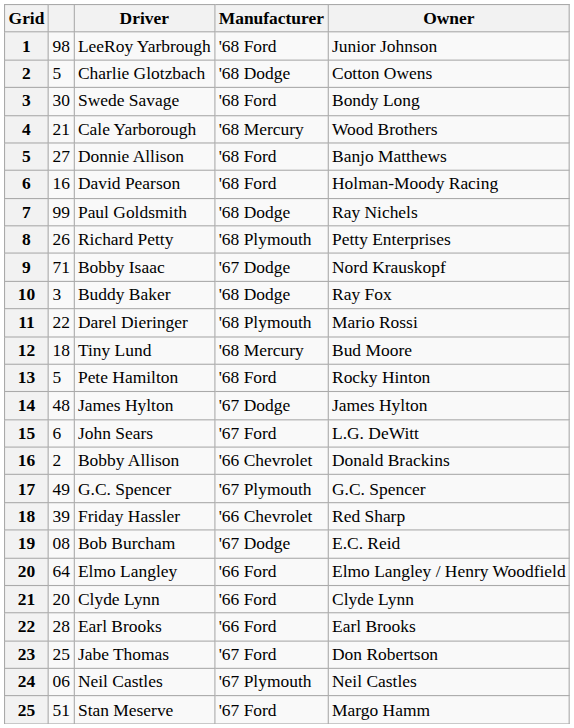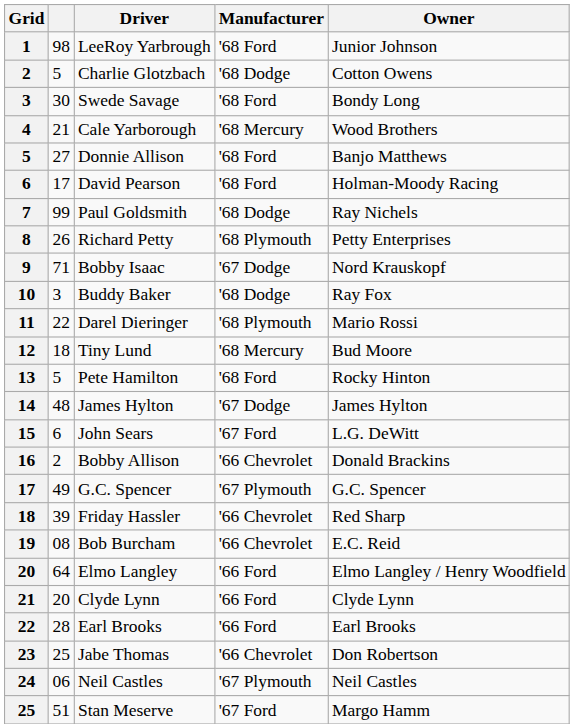(61, 184) 16 -> (61, 184) 17
(254, 543) '67 Dodge -> (266, 543) '66 Chevrolet
(248, 654) '67 Ford -> (266, 654) '66 Chevrolet
